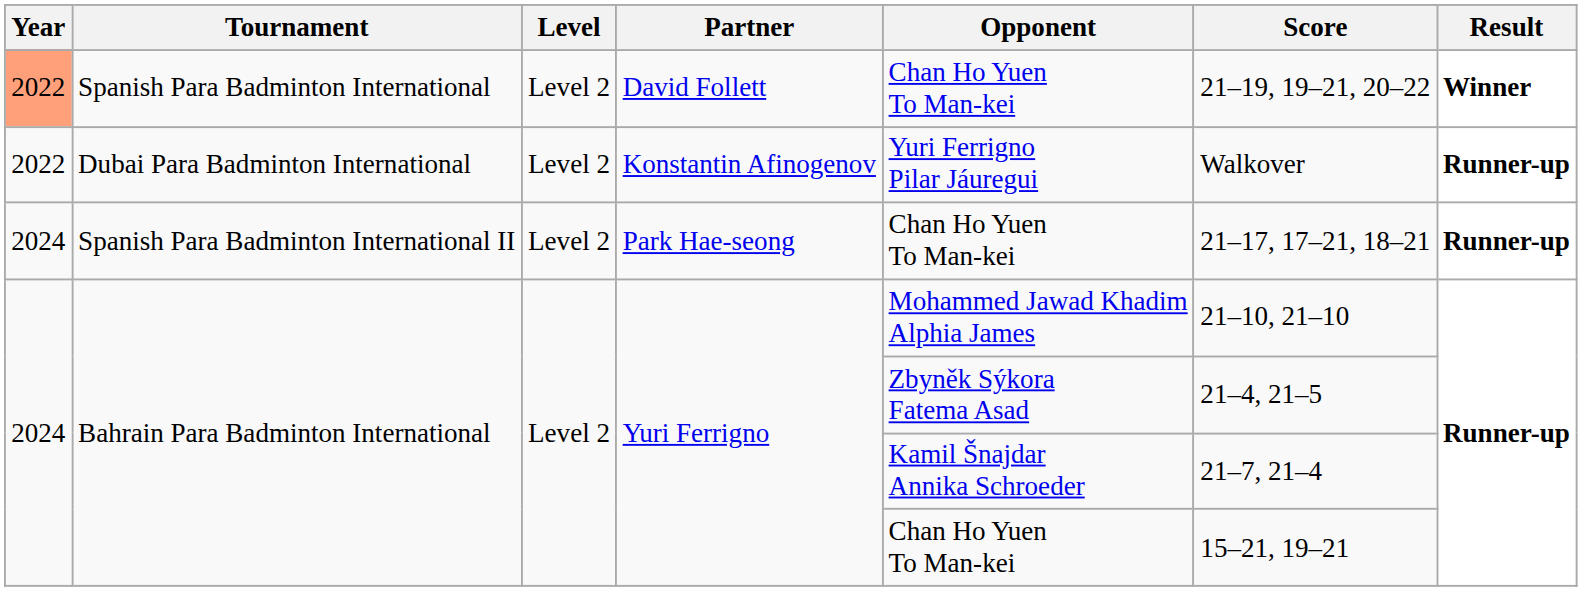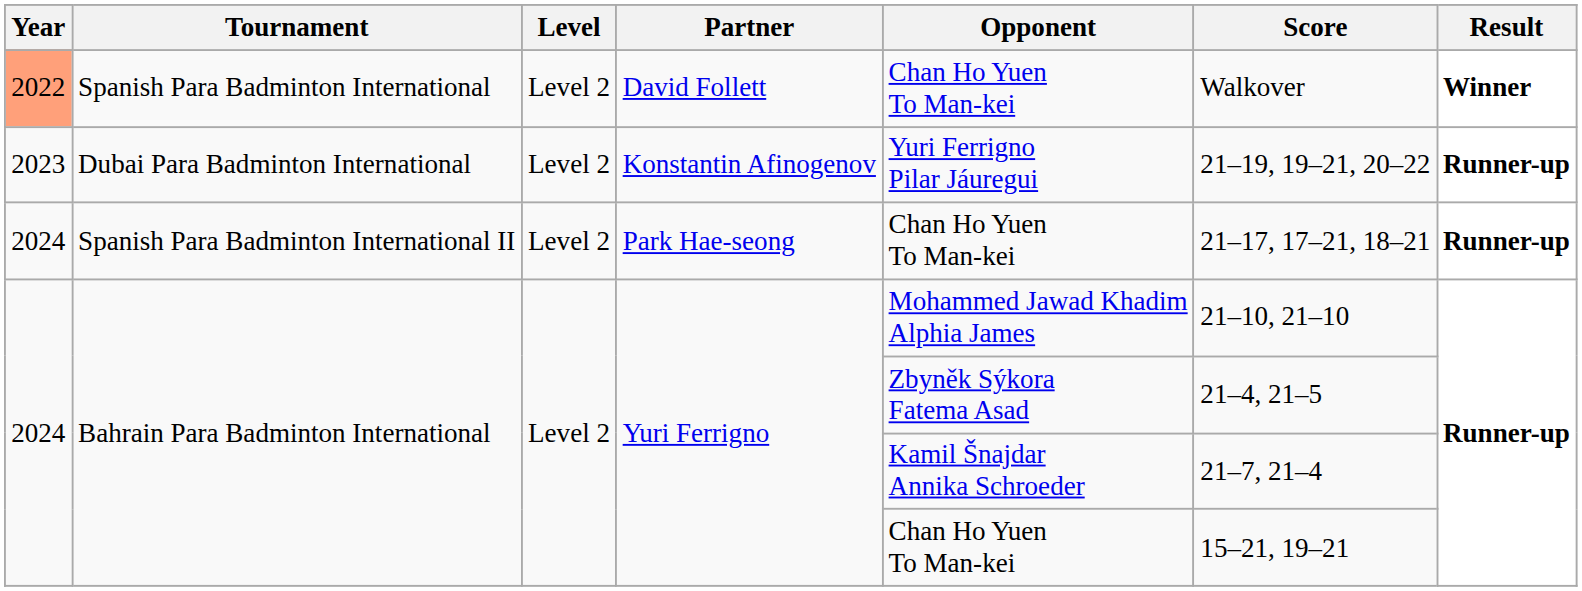(1315, 87) 21–19, 19–21, 20–22 -> (1253, 87) Walkover
(38, 164) 2022 -> (38, 164) 2023
(1253, 164) Walkover -> (1315, 164) 21–19, 19–21, 20–22
